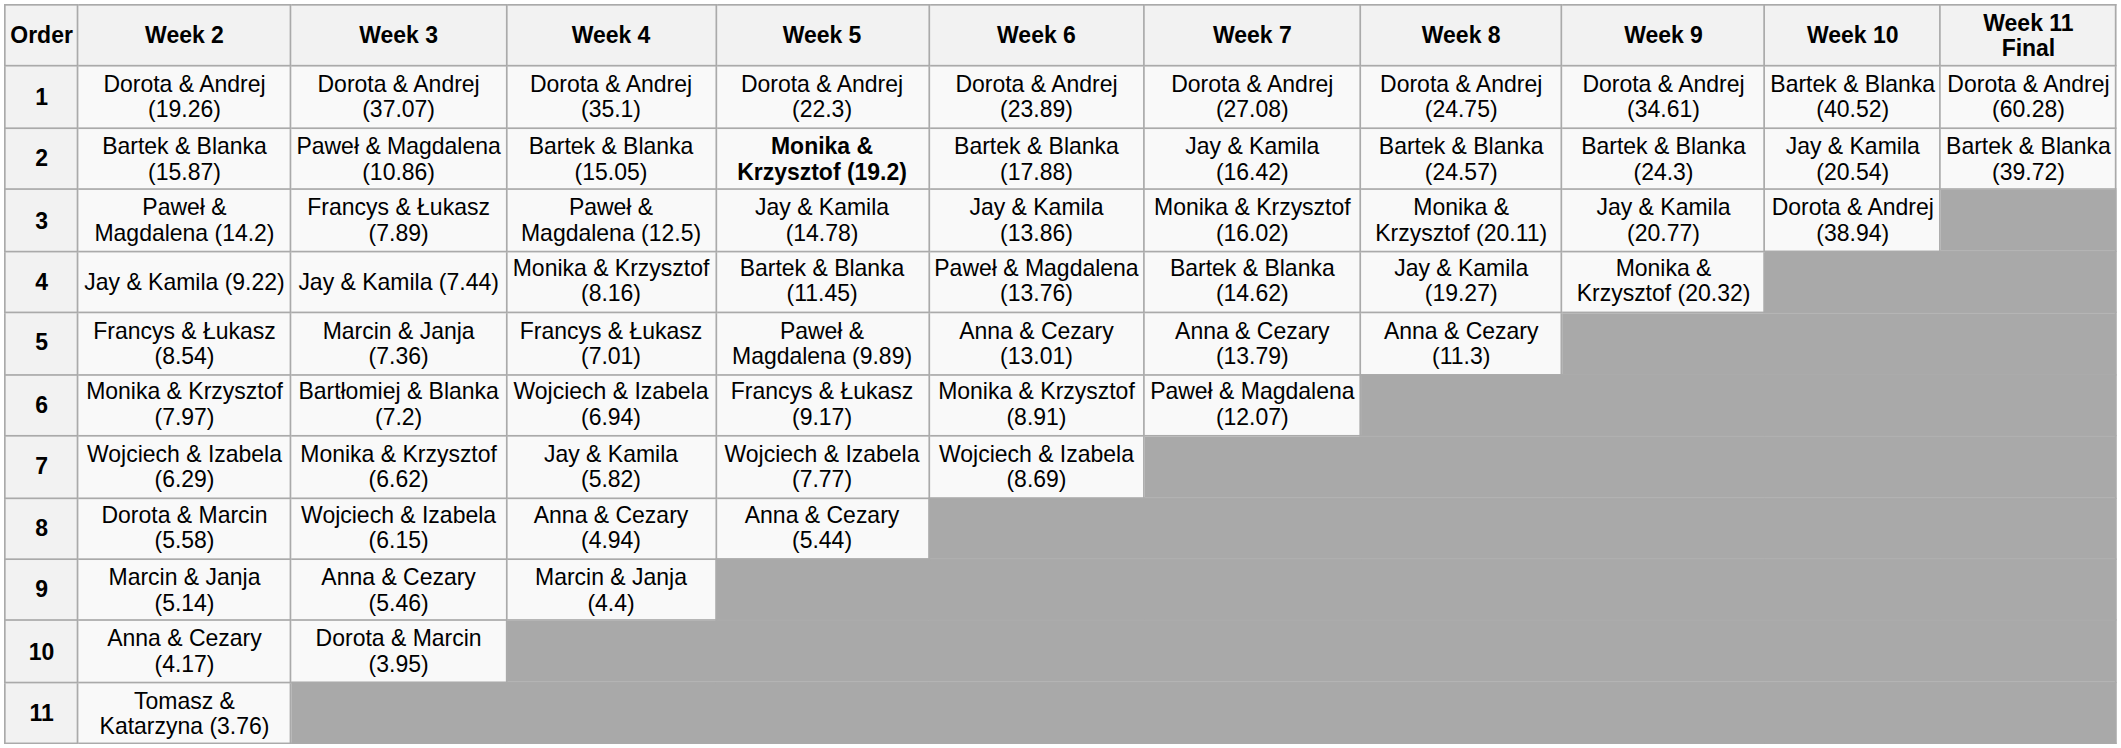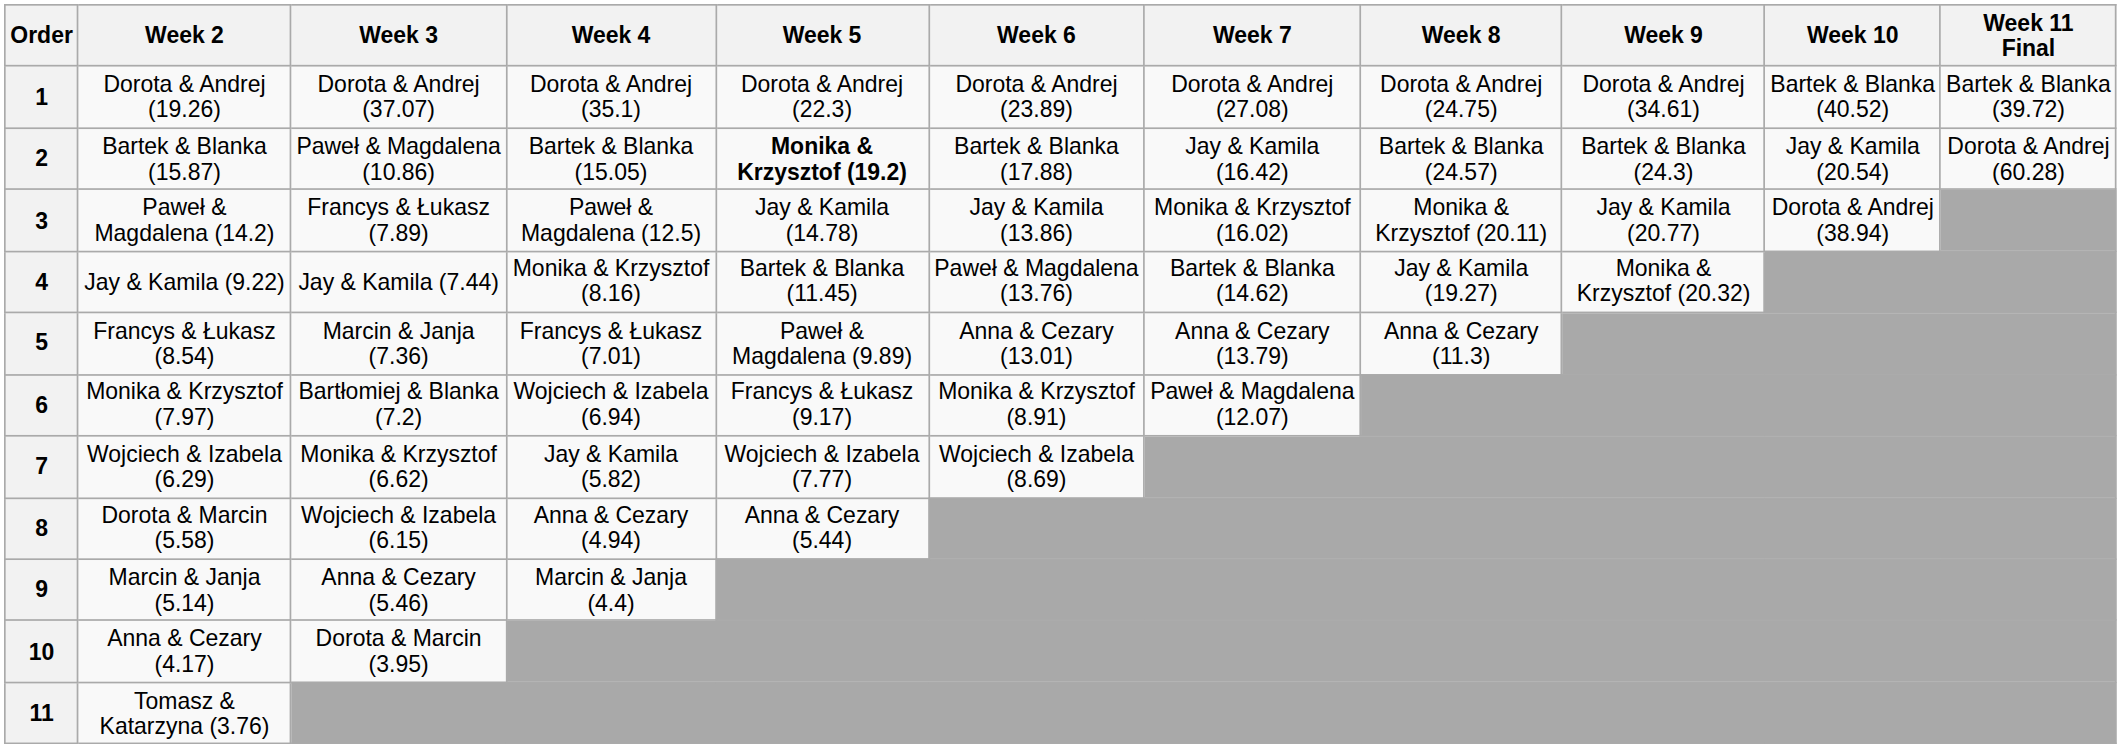(2028, 97) Dorota & Andrej (60.28) -> (2028, 97) Bartek & Blanka (39.72)
(2028, 158) Bartek & Blanka (39.72) -> (2028, 158) Dorota & Andrej (60.28)
